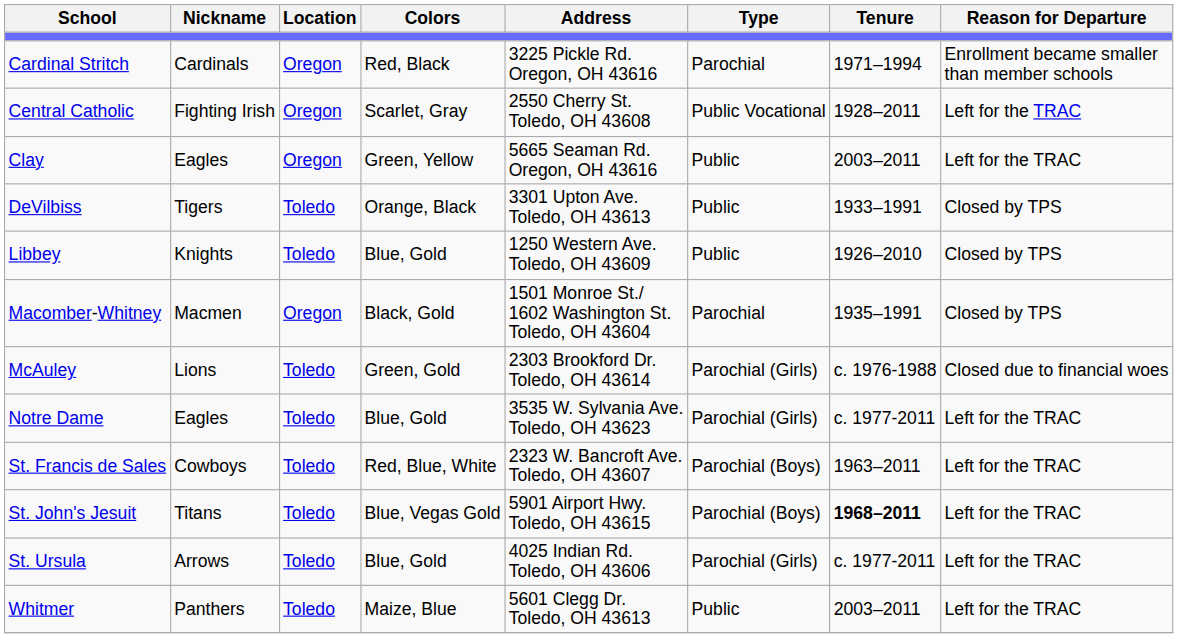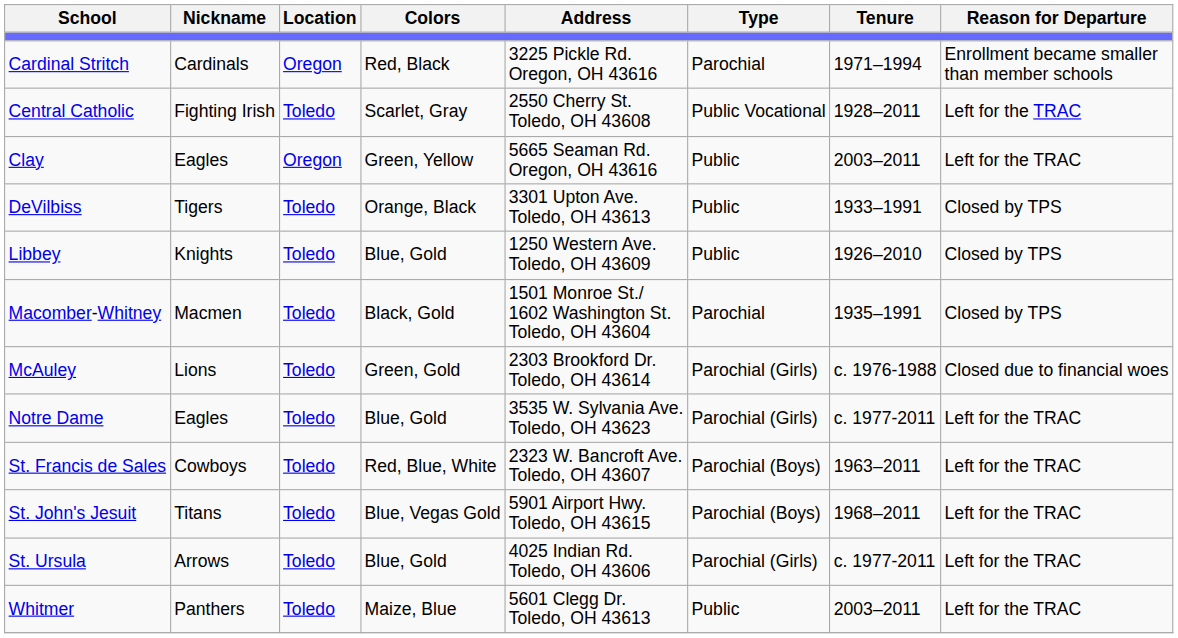(312, 112) Oregon -> (309, 112) Toledo
(312, 312) Oregon -> (309, 312) Toledo
(877, 513) bold -> (877, 513) normal
